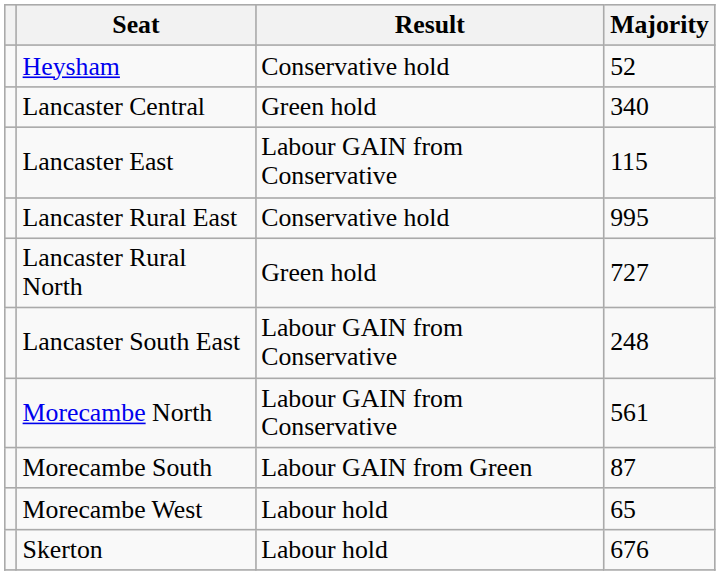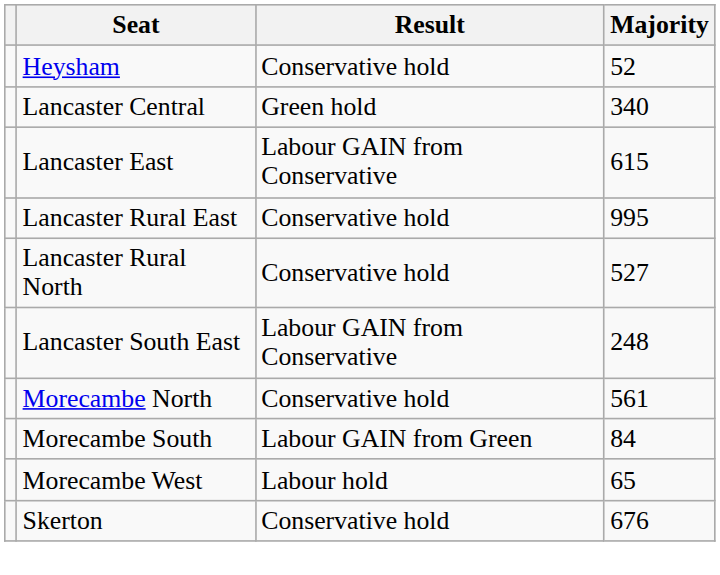(629, 161) 115 -> (629, 161) 615
(319, 272) Green hold -> (355, 272) Conservative hold
(629, 272) 727 -> (629, 272) 527
(362, 412) Labour GAIN from Conservative -> (355, 397) Conservative hold
(623, 467) 87 -> (623, 438) 84
(325, 549) Labour hold -> (355, 520) Conservative hold
